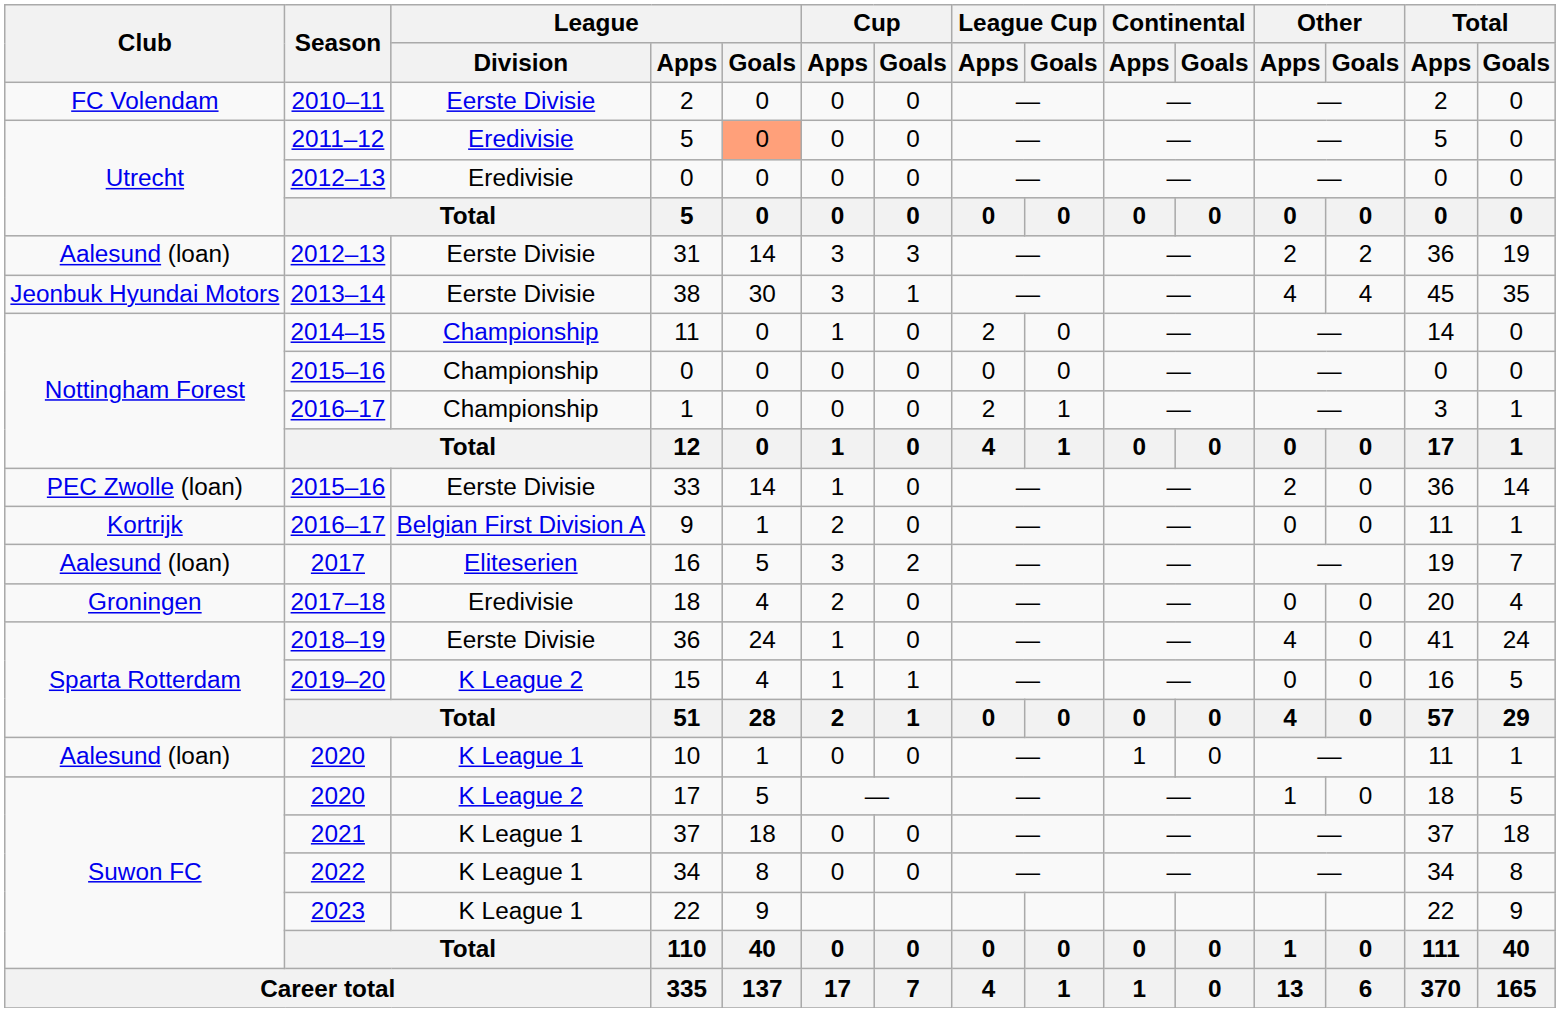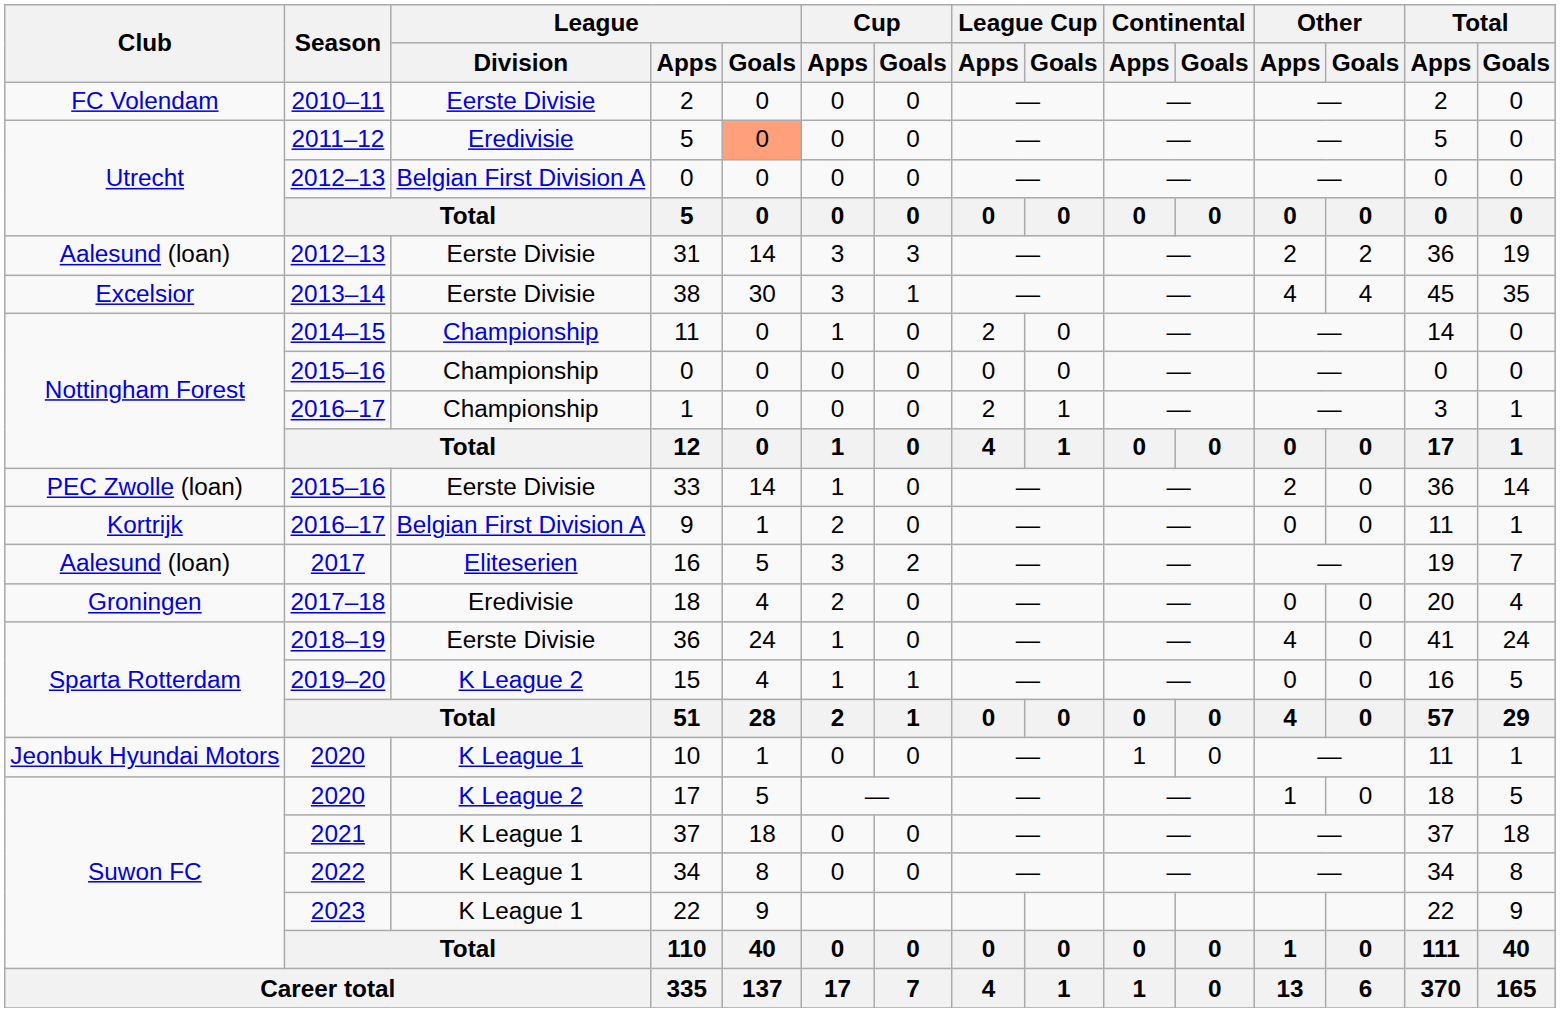(521, 178) Eredivisie -> (521, 178) Belgian First Division A
(145, 293) Jeonbuk Hyundai Motors -> (145, 293) Excelsior
(145, 756) Aalesund (loan) -> (145, 756) Jeonbuk Hyundai Motors
